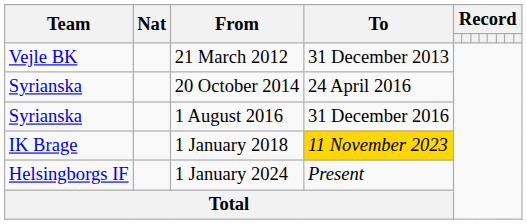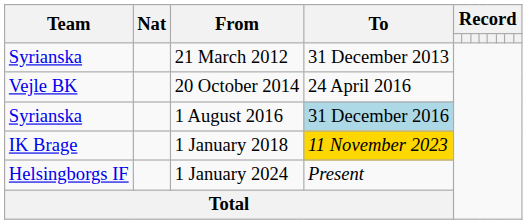(43, 57) Vejle BK -> (45, 57) Syrianska
(45, 86) Syrianska -> (43, 86) Vejle BK
(379, 116) no background -> (379, 116) lightblue background
